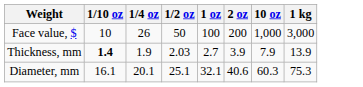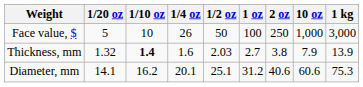+ column: (105, 14)
(238, 33) 200 -> (279, 33) 250
(144, 52) 1.9 -> (186, 52) 1.6
(238, 52) 3.9 -> (279, 52) 3.8
(105, 71) 16.1 -> (147, 71) 16.2
(211, 71) 32.1 -> (253, 71) 31.2
(268, 71) 60.3 -> (309, 71) 60.6
